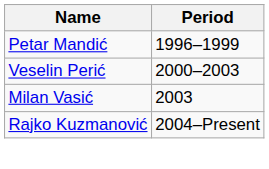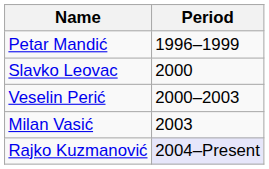+ row: (63, 71)
(208, 124) no background -> (208, 151) lavender background
